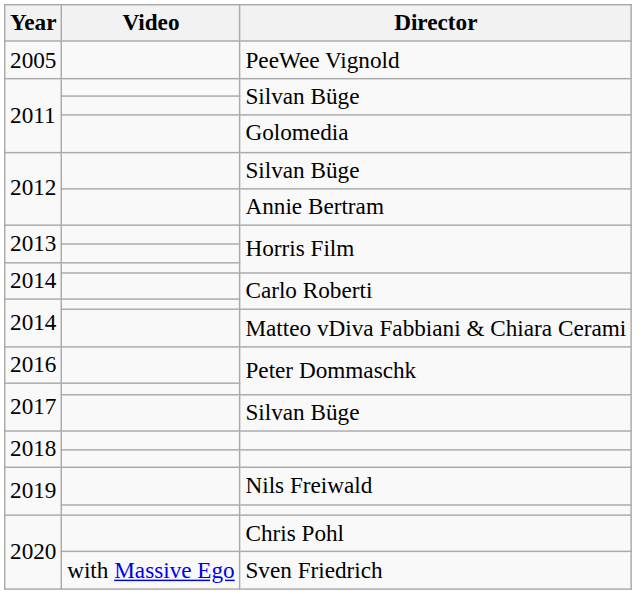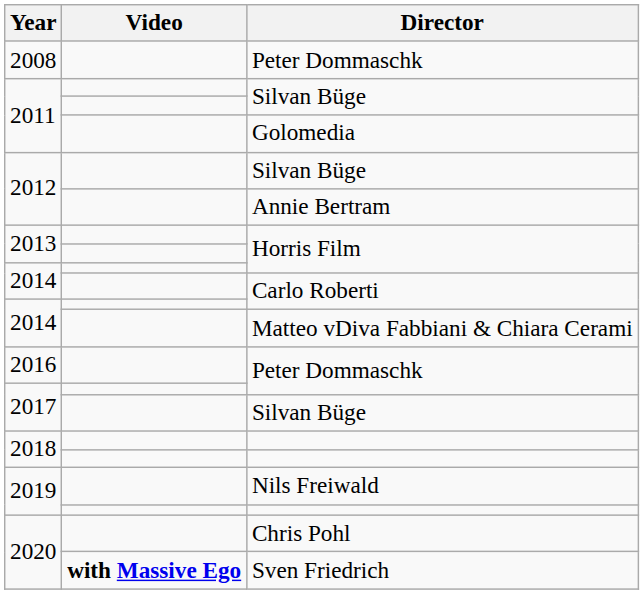- row: (33, 59)
+ row: (33, 59)
(151, 570) normal -> (154, 570) bold
